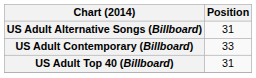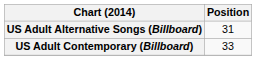- row: (104, 64)
